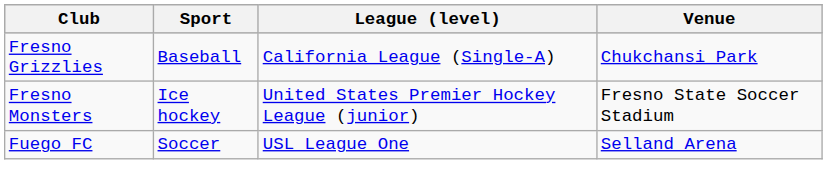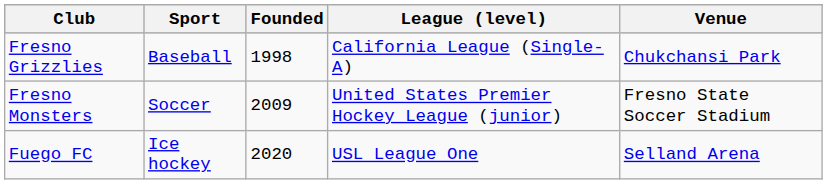+ column: (287, 19)
(189, 106) Ice hockey -> (179, 106) Soccer
(189, 144) Soccer -> (179, 154) Ice hockey
